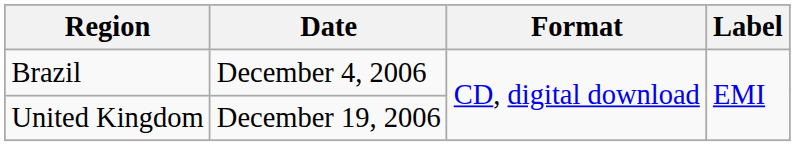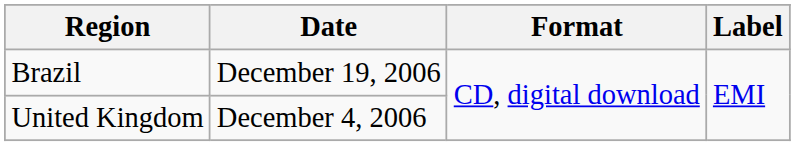(322, 72) December 4, 2006 -> (329, 72) December 19, 2006
(329, 117) December 19, 2006 -> (322, 117) December 4, 2006
